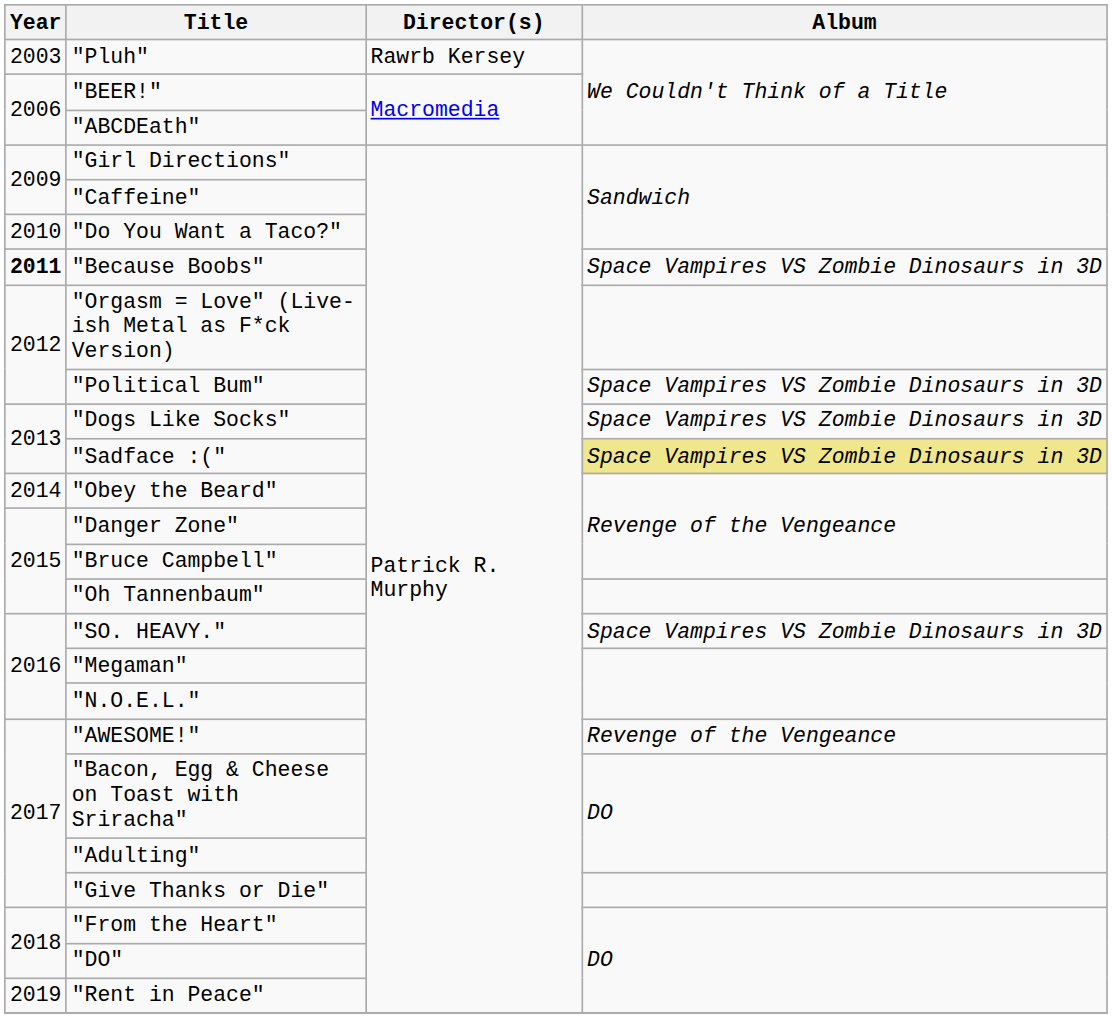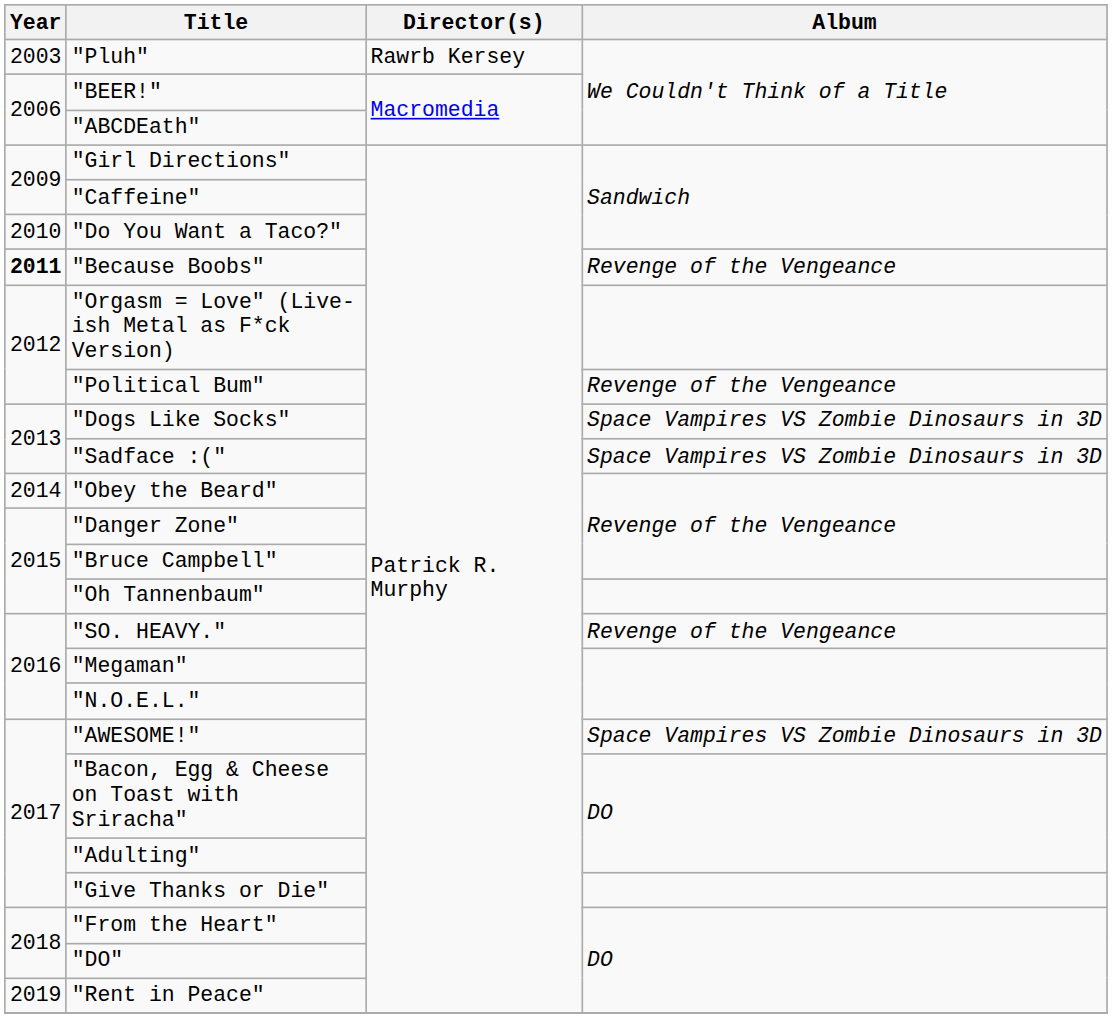(845, 267) Space Vampires VS Zombie Dinosaurs in 3D -> (742, 267) Revenge of the Vengeance
(845, 386) Space Vampires VS Zombie Dinosaurs in 3D -> (742, 386) Revenge of the Vengeance
(845, 456) khaki background -> (845, 456) no background
(845, 631) Space Vampires VS Zombie Dinosaurs in 3D -> (742, 631) Revenge of the Vengeance
(742, 736) Revenge of the Vengeance -> (845, 736) Space Vampires VS Zombie Dinosaurs in 3D
